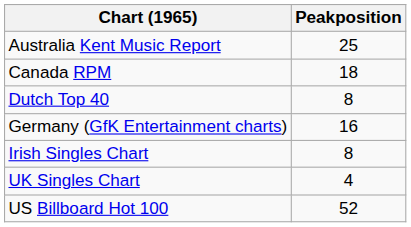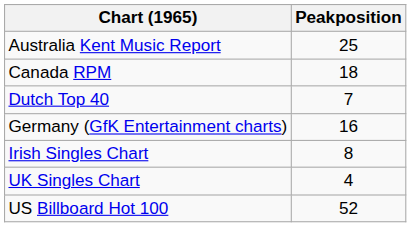(348, 99) 8 -> (348, 99) 7
